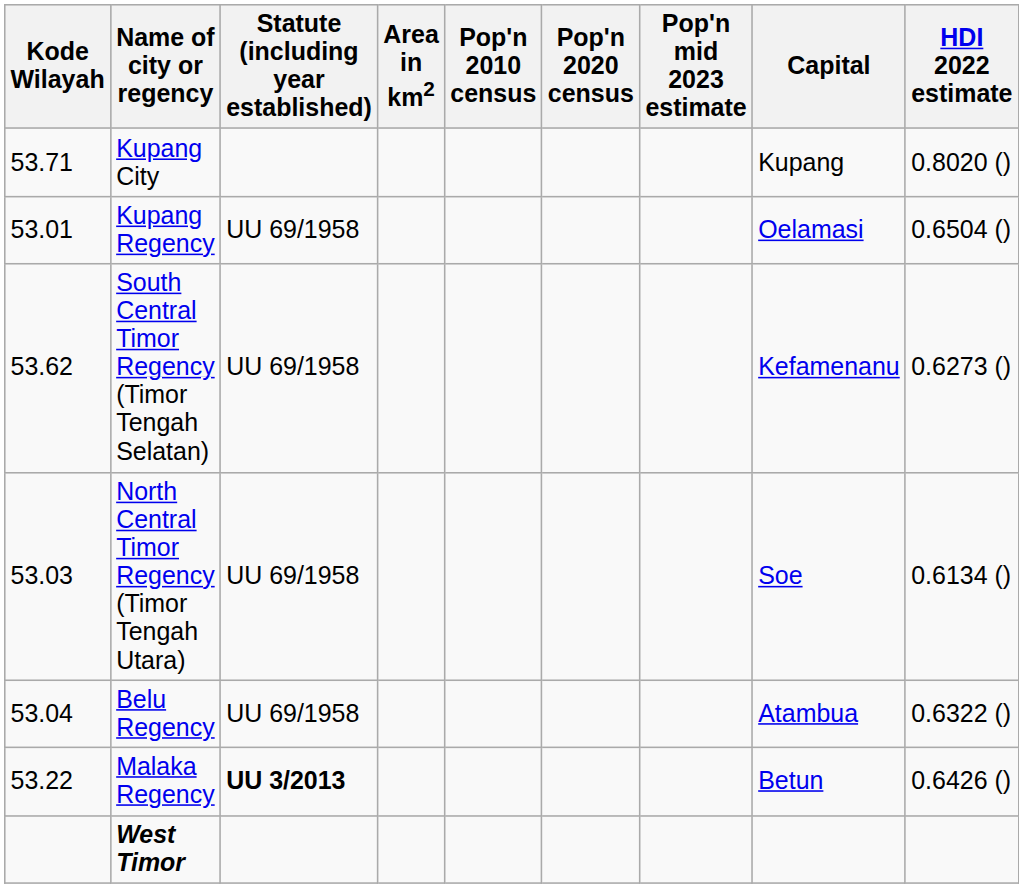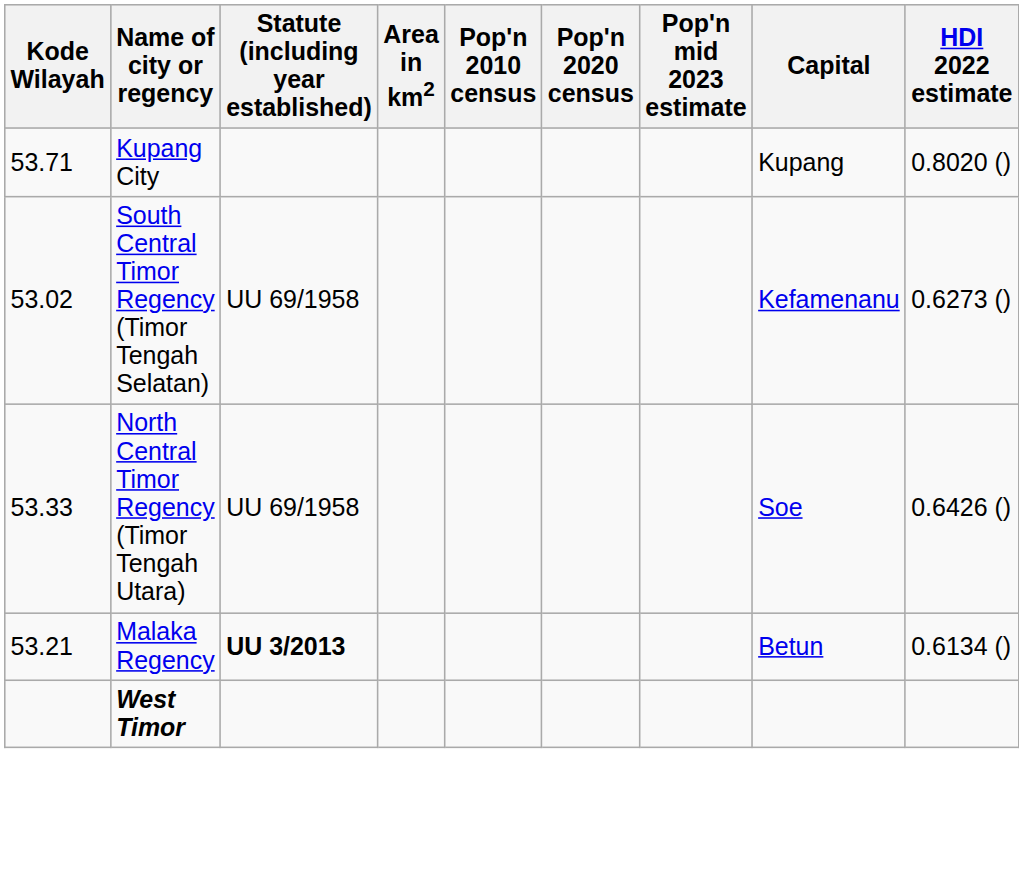- row: (165, 229)
(42, 367) 53.62 -> (42, 300) 53.02
(42, 575) 53.03 -> (42, 508) 53.33
(961, 575) 0.6134 () -> (961, 508) 0.6426 ()
- row: (165, 713)
(42, 781) 53.22 -> (42, 645) 53.21
(961, 781) 0.6426 () -> (961, 645) 0.6134 ()
